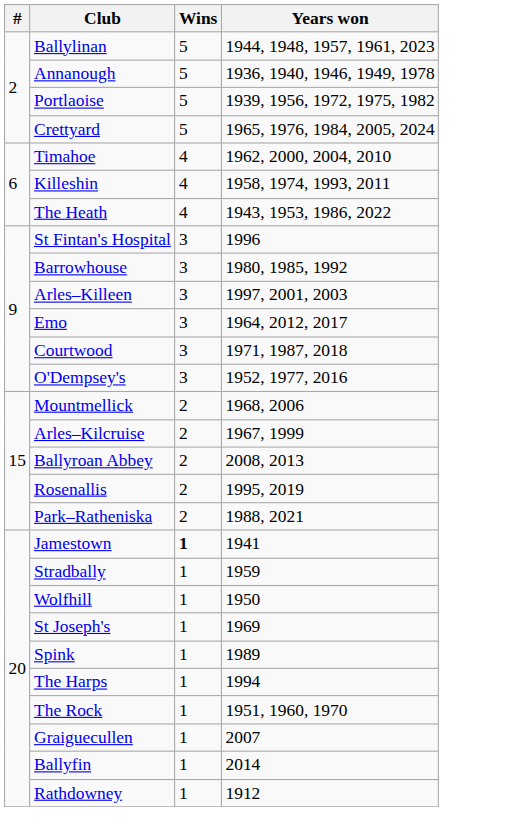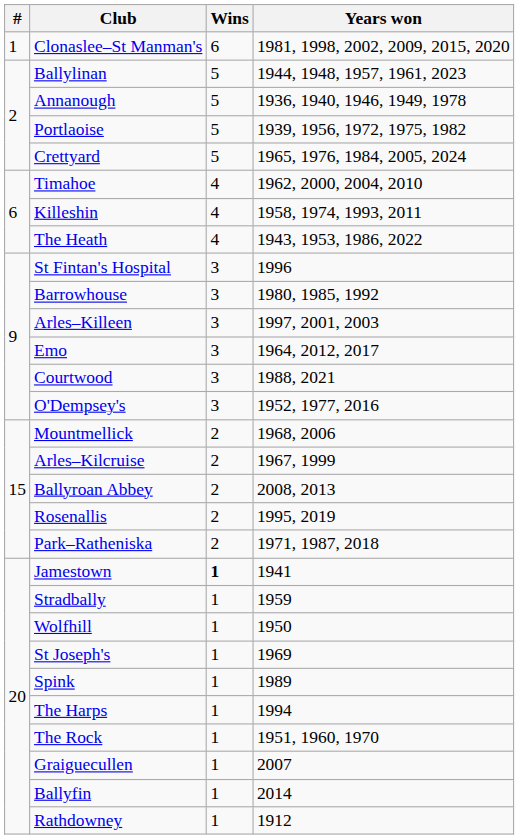+ row: (118, 45)
(286, 350) 1971, 1987, 2018 -> (296, 377) 1988, 2021
(265, 516) 1988, 2021 -> (318, 543) 1971, 1987, 2018
